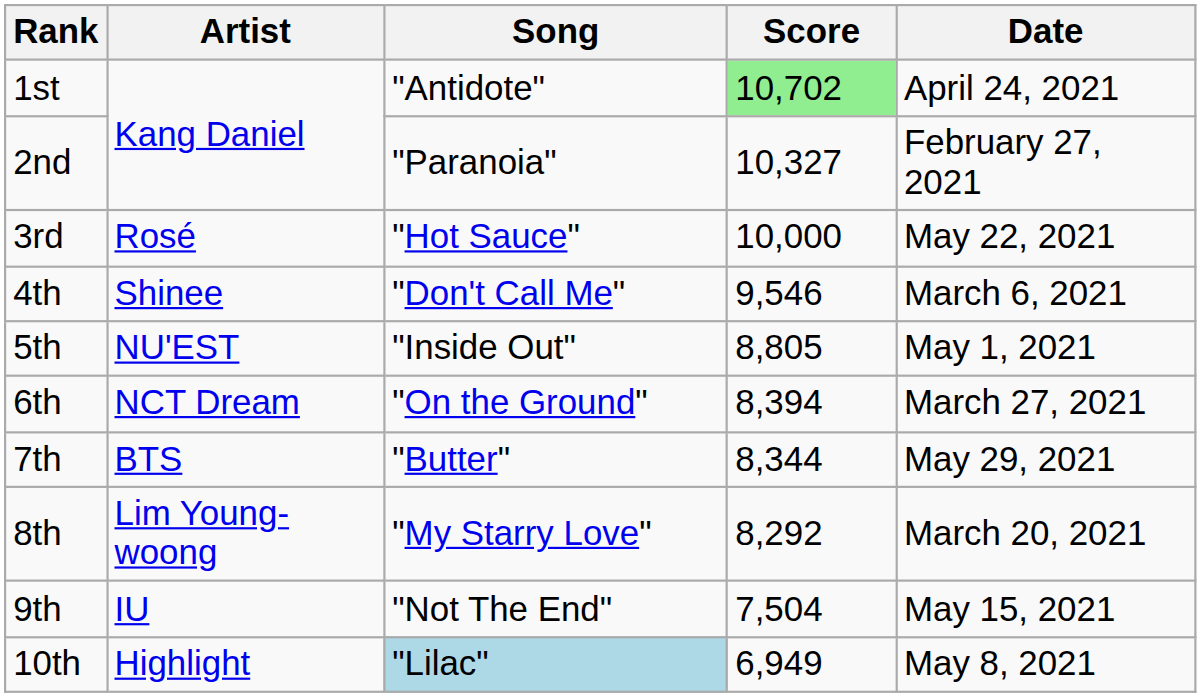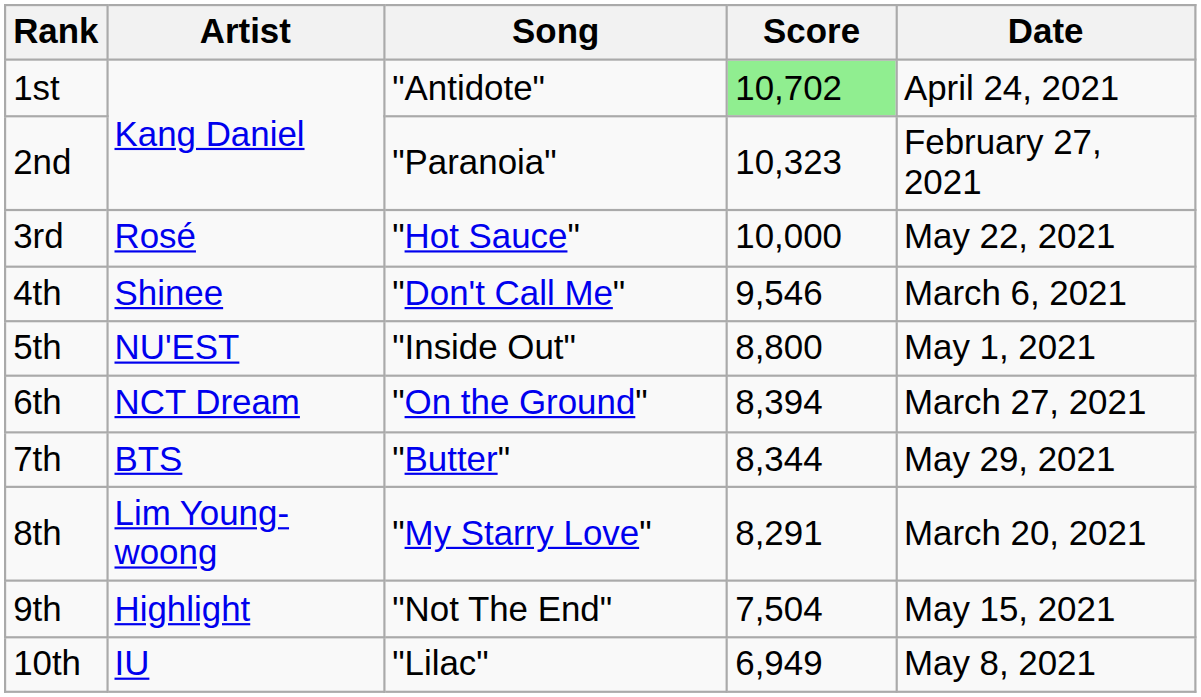(789, 162) 10,327 -> (789, 162) 10,323
(779, 347) 8,805 -> (779, 347) 8,800
(779, 533) 8,292 -> (779, 533) 8,291
(132, 608) IU -> (182, 608) Highlight
(182, 663) Highlight -> (132, 663) IU
(440, 663) lightblue background -> (440, 663) no background
